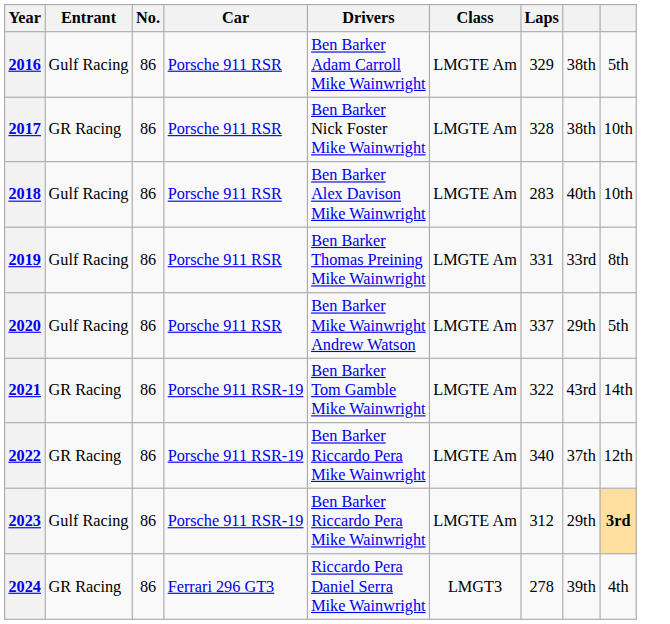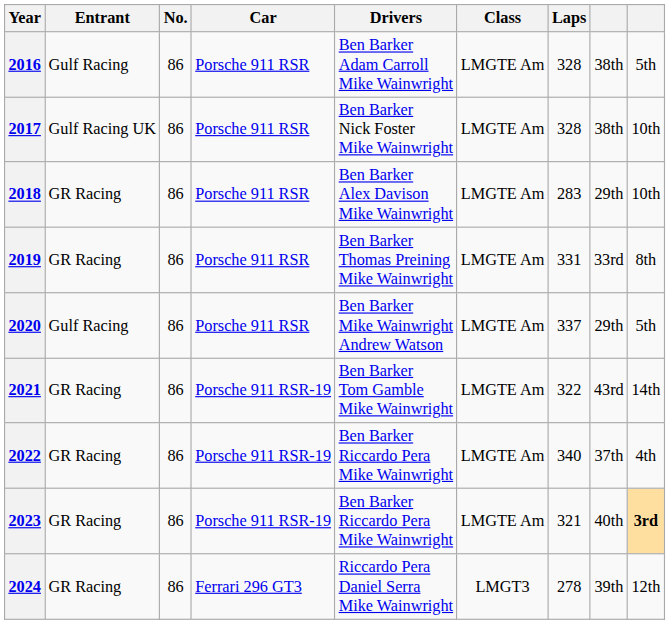(542, 64) 329 -> (569, 64) 328
(85, 129) GR Racing -> (102, 129) Gulf Racing UK
(89, 194) Gulf Racing -> (85, 194) GR Racing
(581, 194) 40th -> (609, 194) 29th
(89, 260) Gulf Racing -> (85, 260) GR Racing
(618, 455) 12th -> (646, 455) 4th
(89, 521) Gulf Racing -> (85, 521) GR Racing
(542, 521) 312 -> (569, 521) 321
(581, 521) 29th -> (609, 521) 40th
(618, 586) 4th -> (646, 586) 12th
